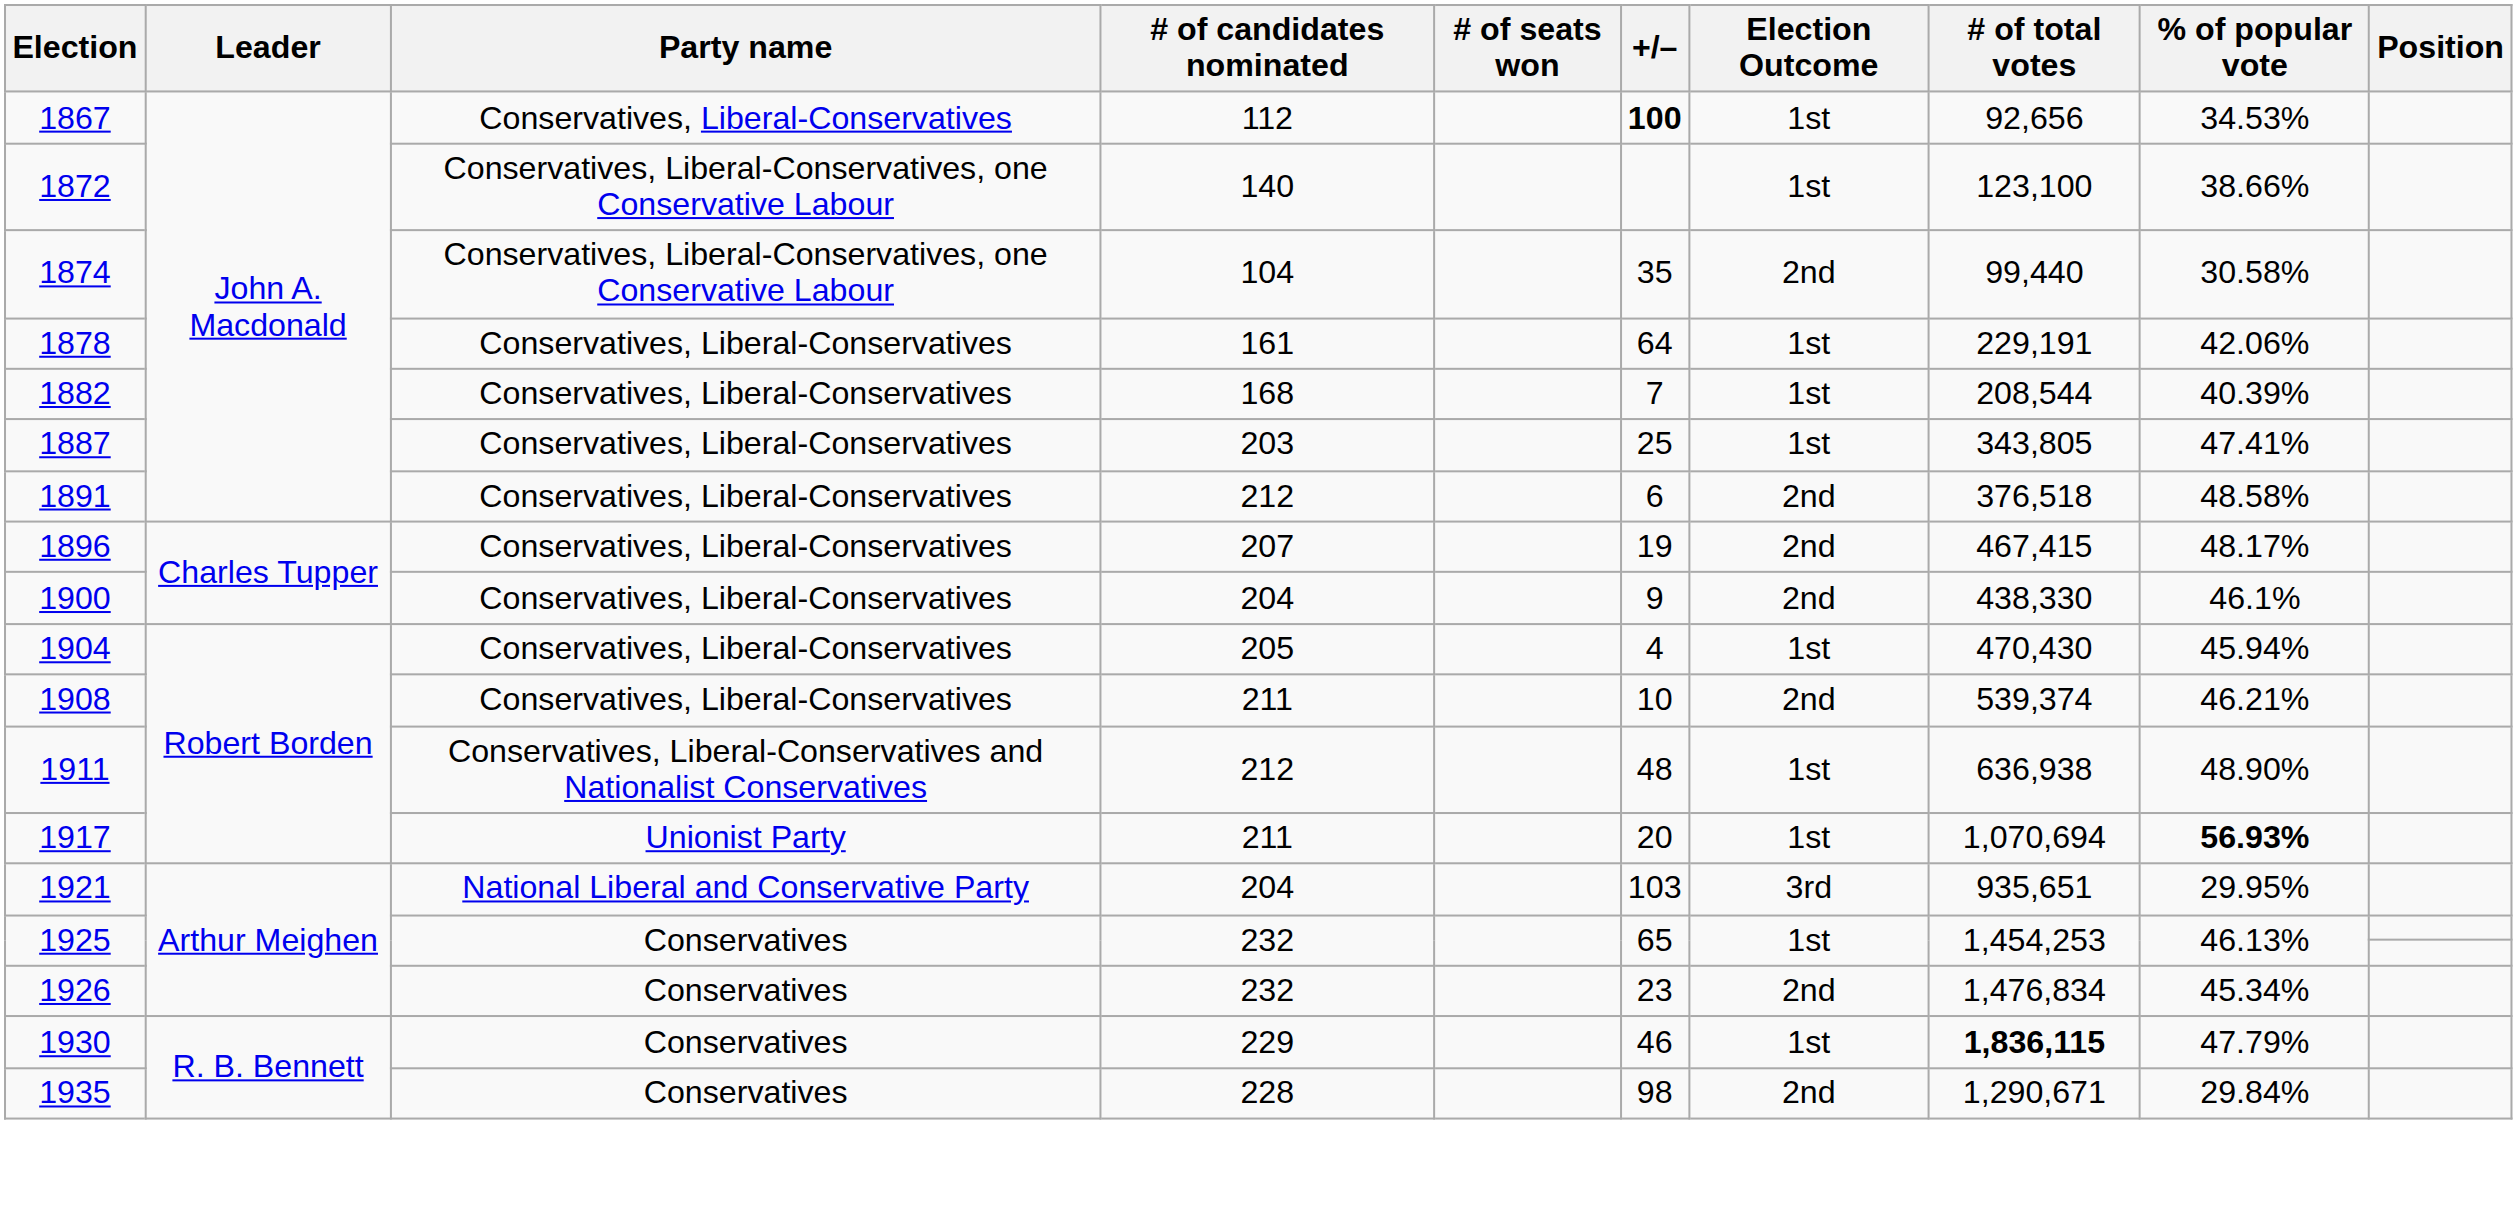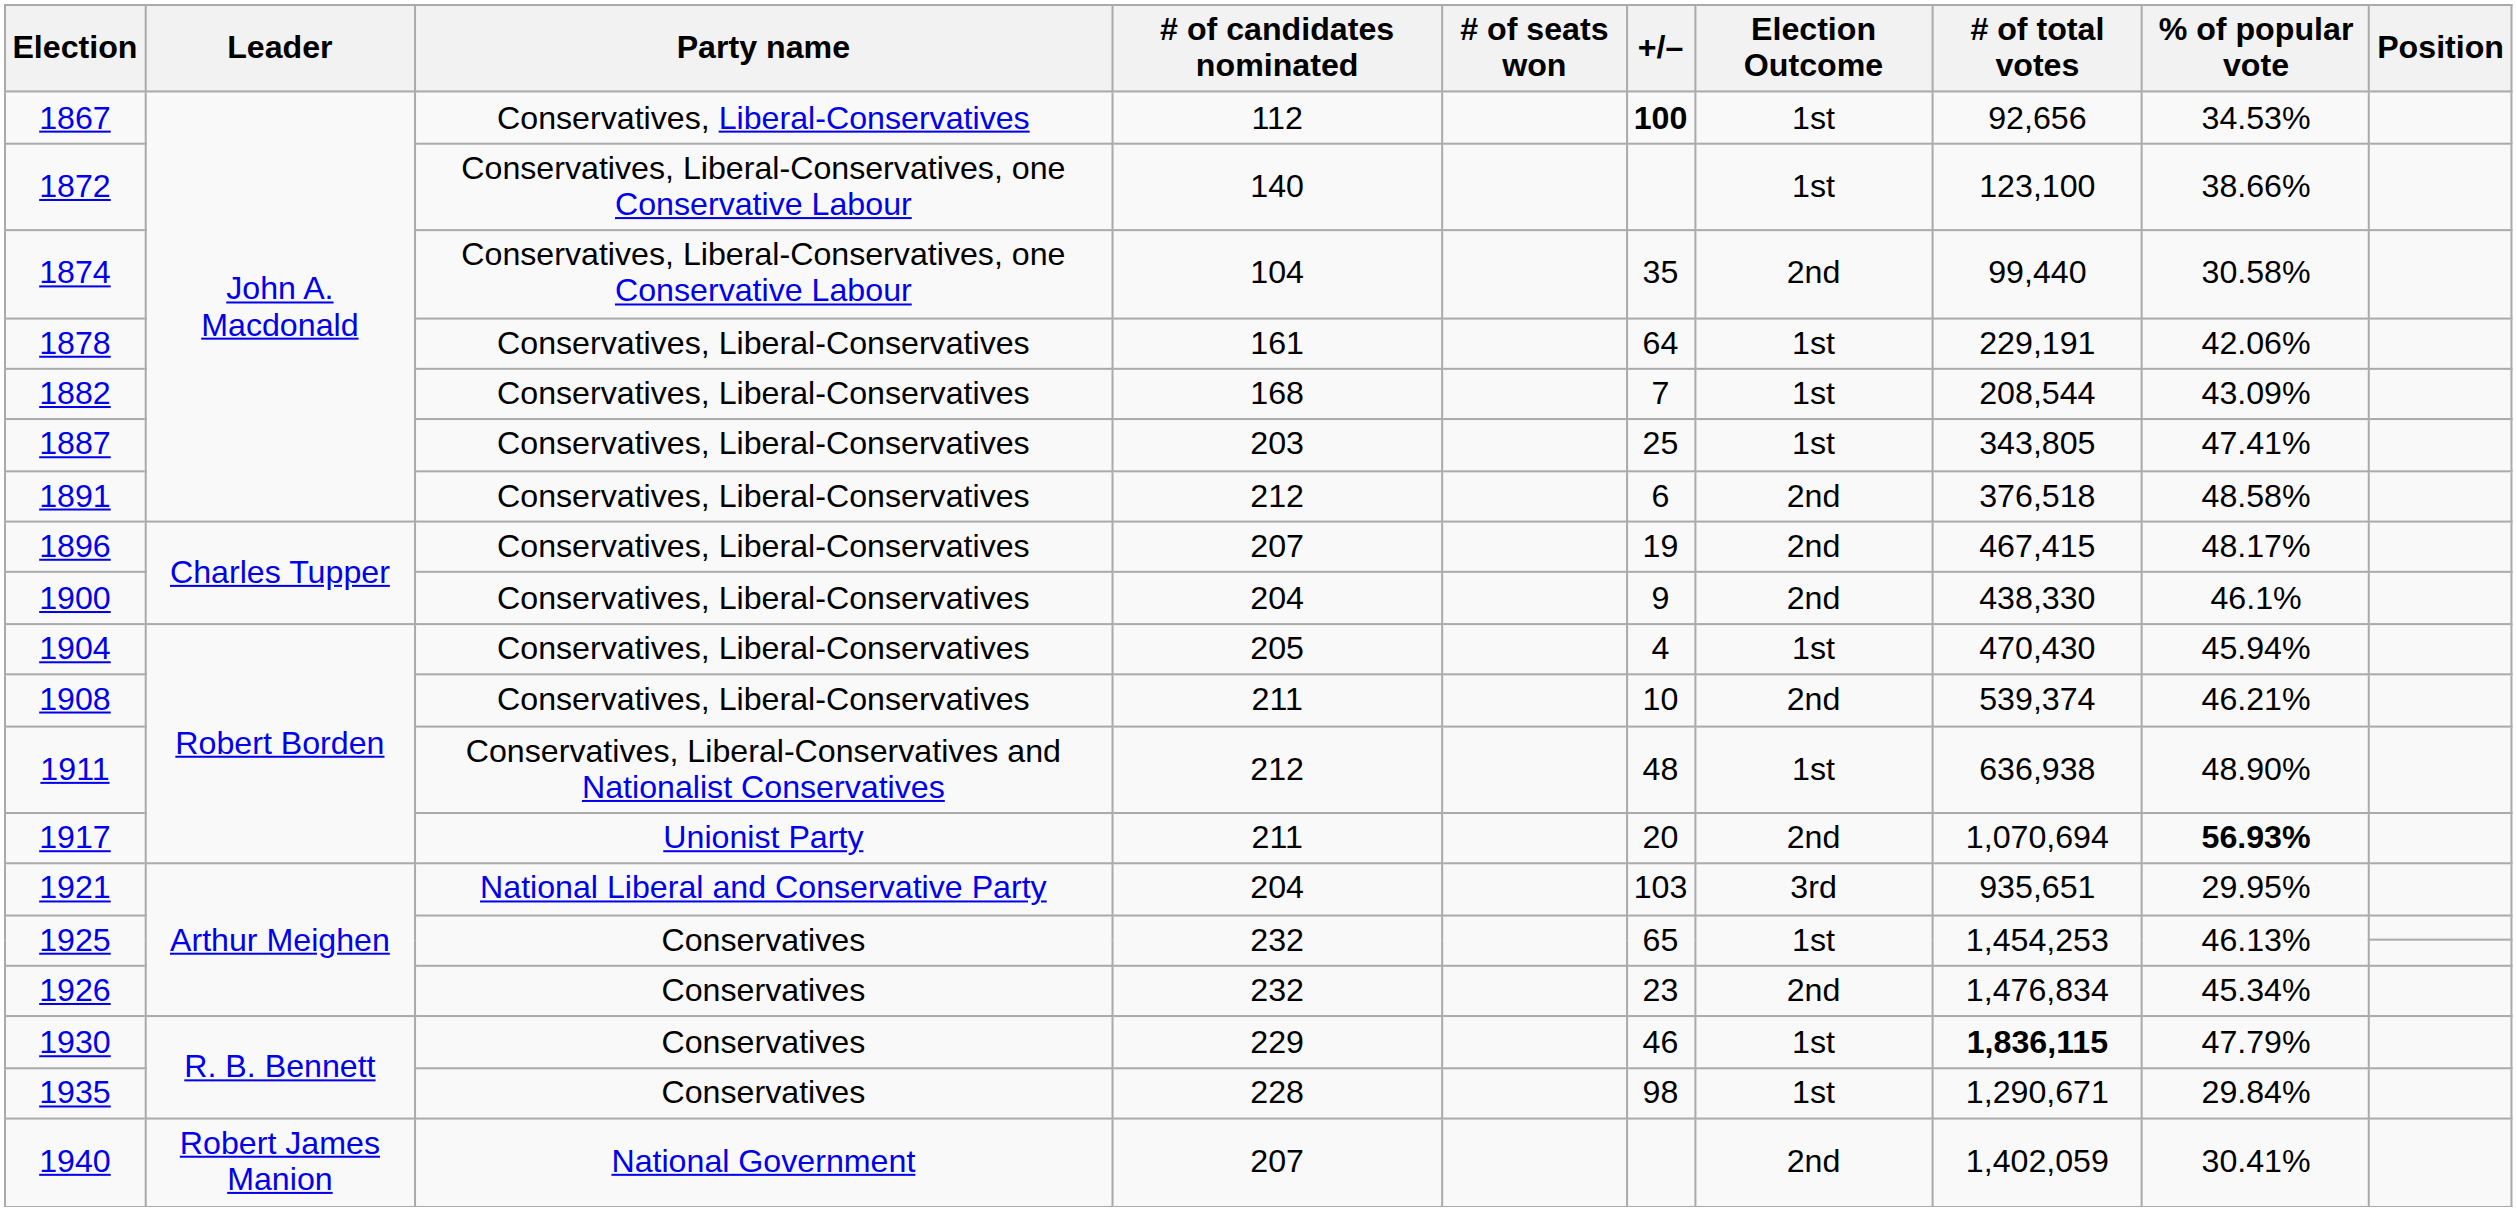(2255, 393) 40.39% -> (2256, 393) 43.09%
(1809, 837) 1st -> (1814, 837) 2nd
(1809, 1092) 2nd -> (1814, 1092) 1st
+ row: (75, 1161)
